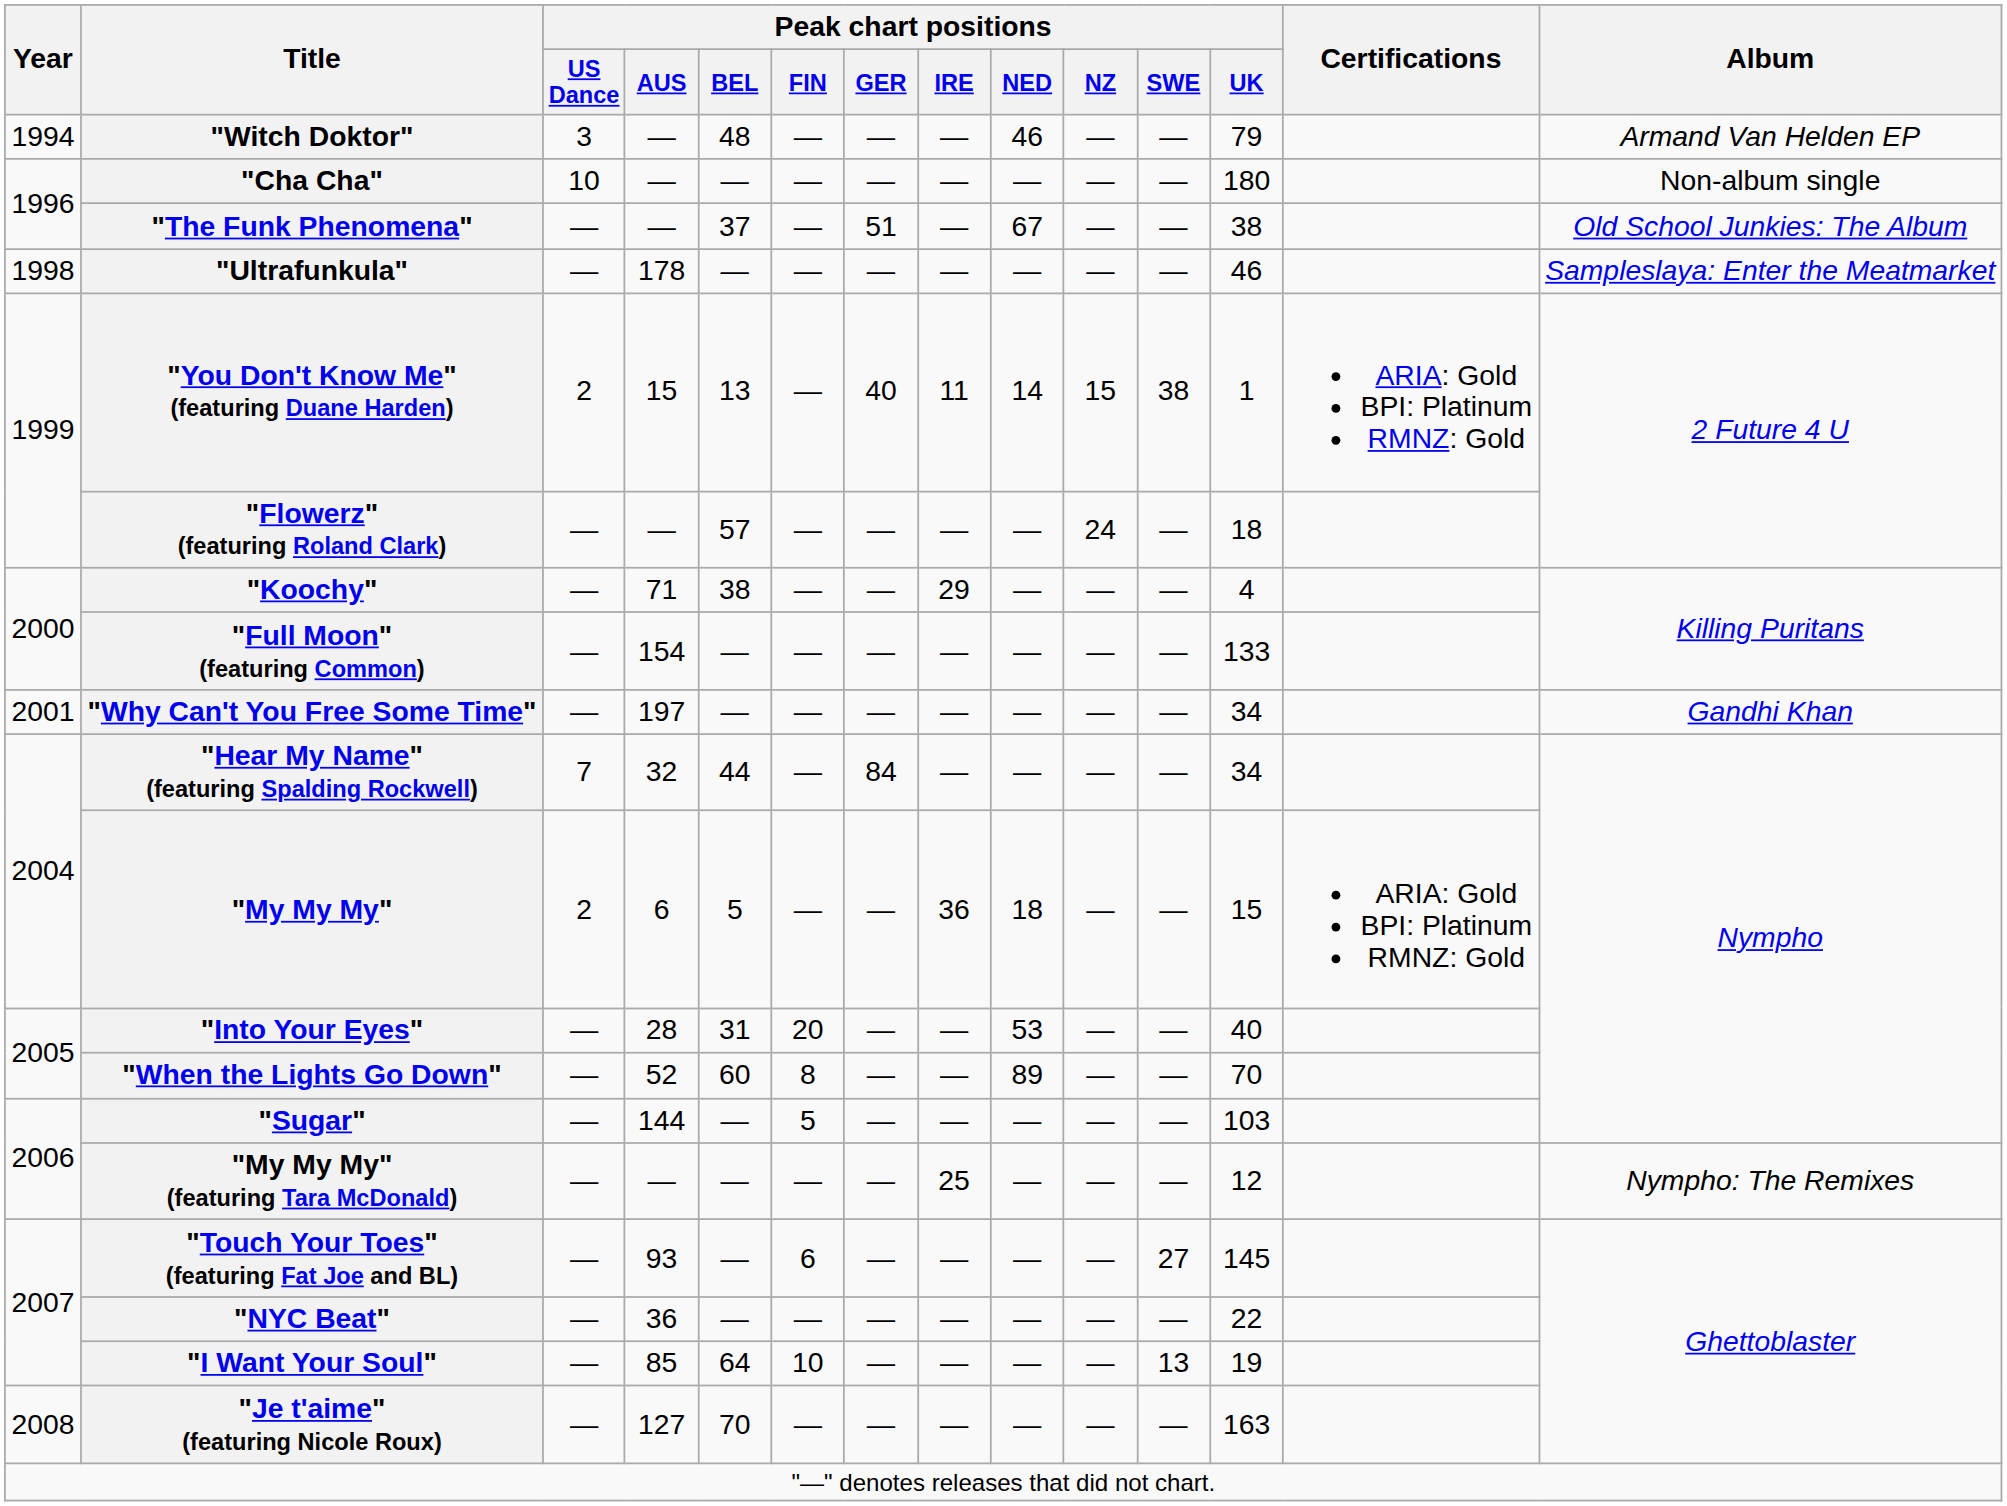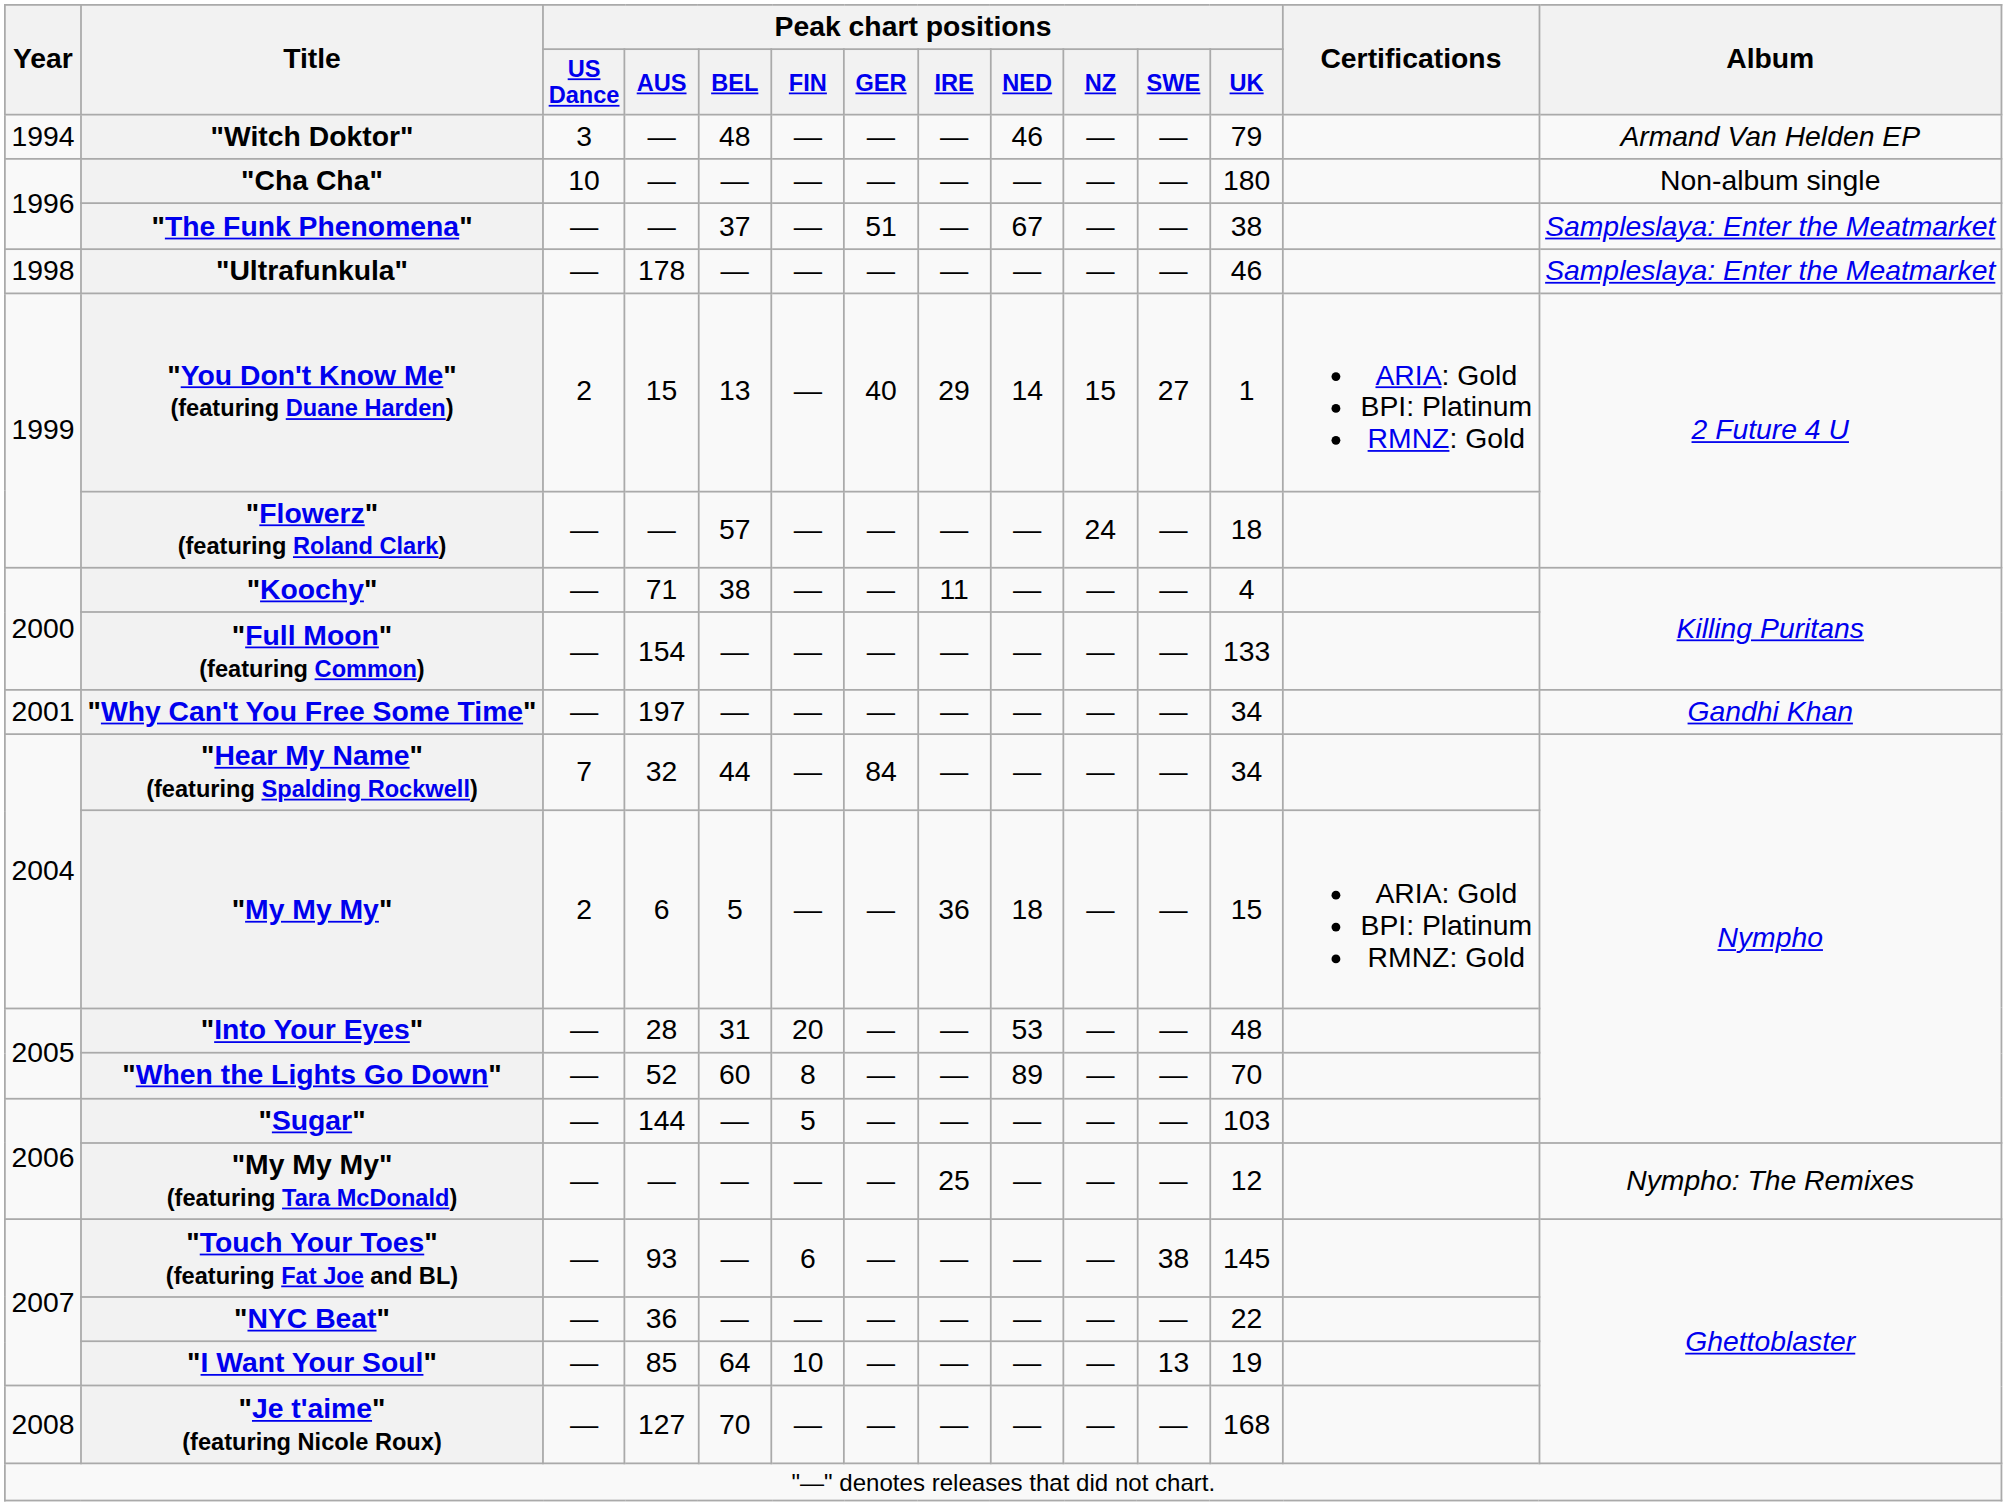(1770, 225) Old School Junkies: The Album -> (1770, 225) Sampleslaya: Enter the Meatmarket
(954, 391) 11 -> (954, 391) 29
(1173, 391) 38 -> (1173, 391) 27
(954, 589) 29 -> (954, 589) 11
(1247, 1030) 40 -> (1247, 1030) 48
(1173, 1257) 27 -> (1173, 1257) 38
(1247, 1424) 163 -> (1247, 1424) 168
